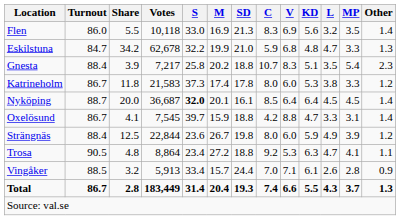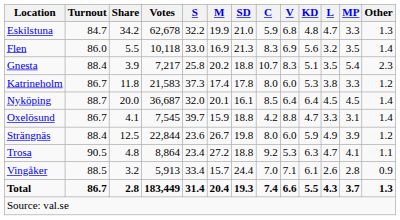rows swapped: (30, 48) <-> (17, 30)
(195, 100) bold -> (195, 100) normal
